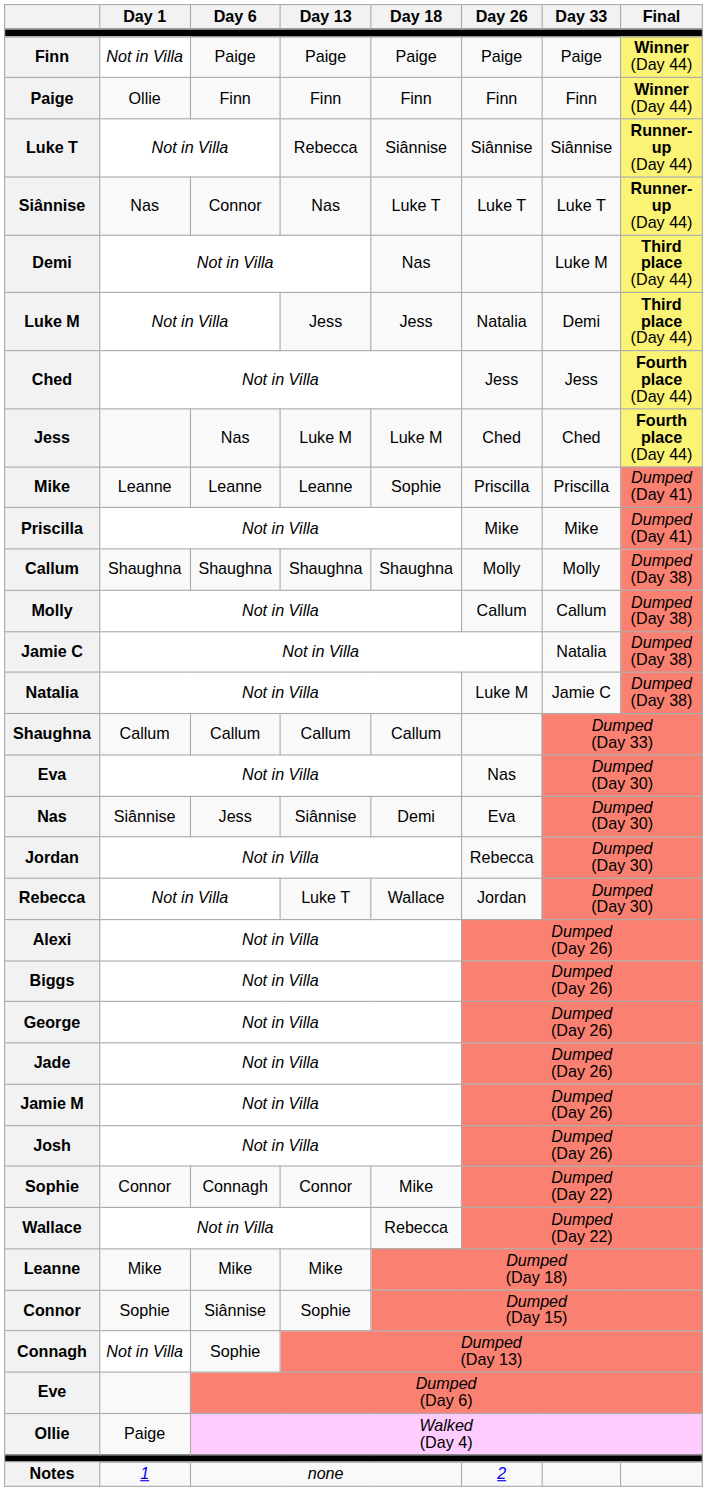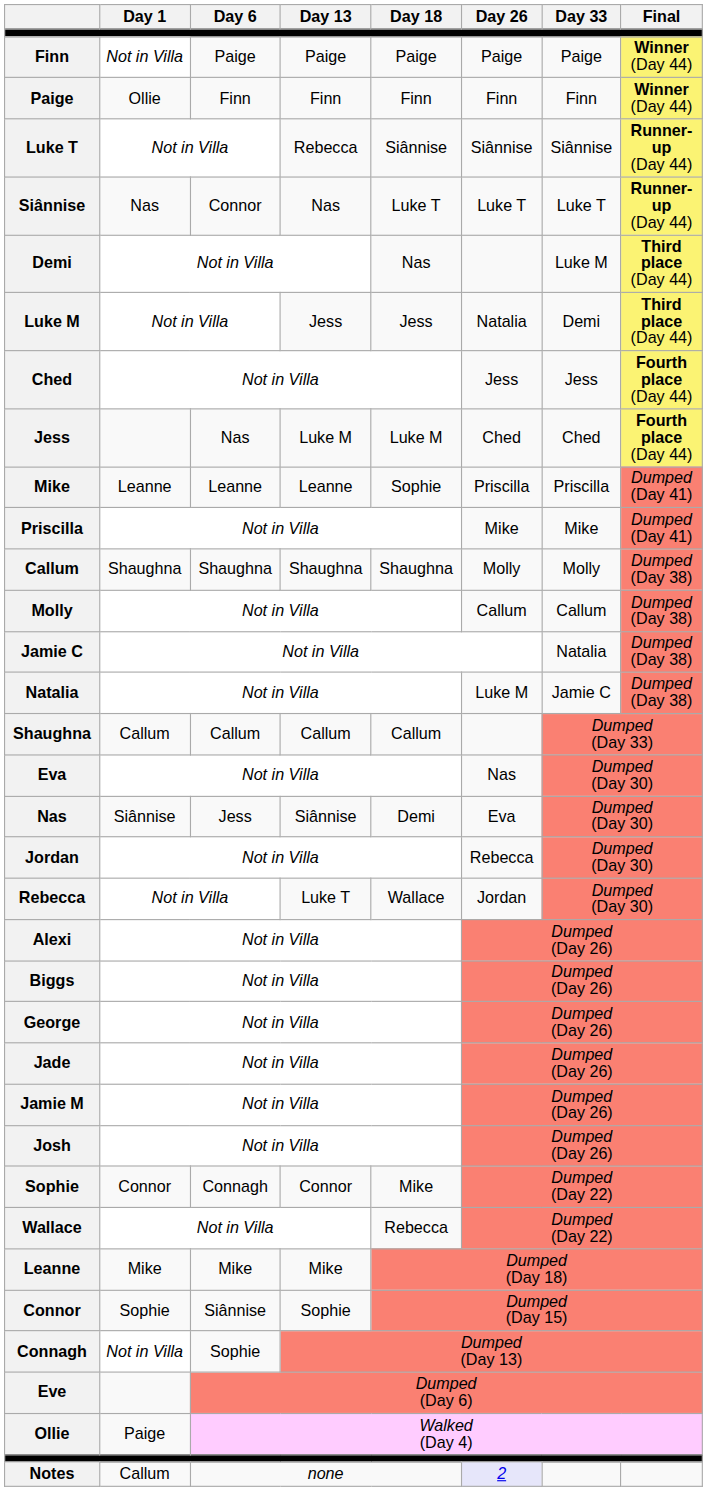(145, 1474) 1 -> (145, 1474) Callum
(502, 1474) no background -> (502, 1474) lavender background
